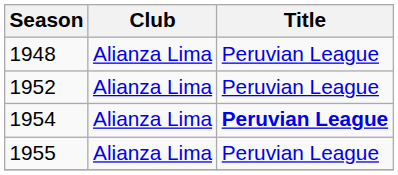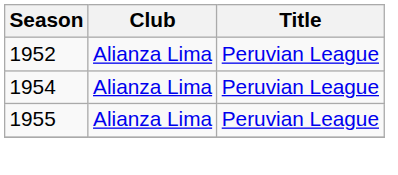- row: (33, 53)
(305, 119) bold -> (300, 86) normal
